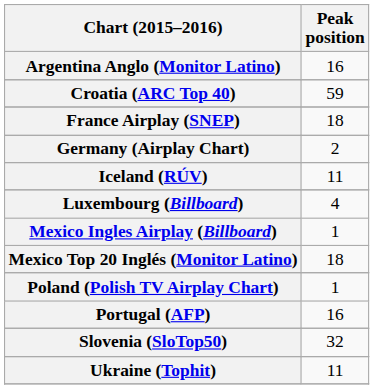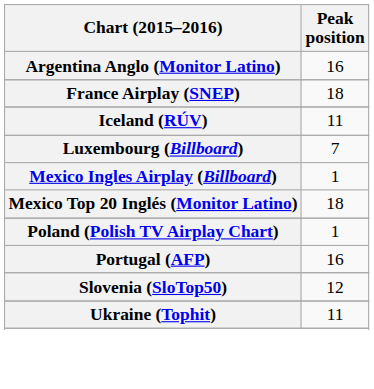- row: (153, 93)
- row: (153, 148)
(335, 203) 4 -> (335, 148) 7
(335, 342) 32 -> (335, 286) 12
